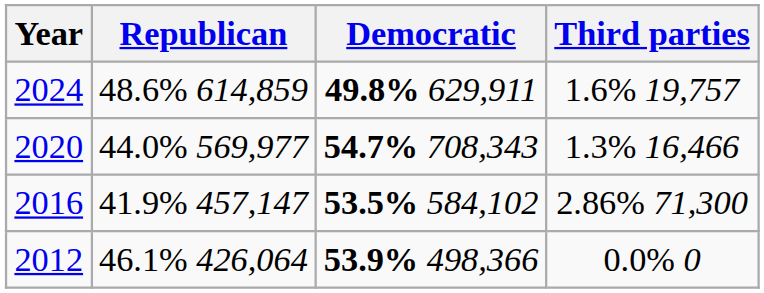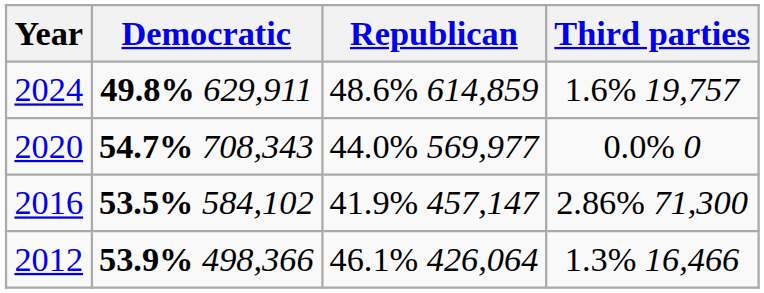columns swapped: (431, 33) <-> (203, 33)
(652, 146) 1.3% 16,466 -> (652, 146) 0.0% 0
(652, 259) 0.0% 0 -> (652, 259) 1.3% 16,466
